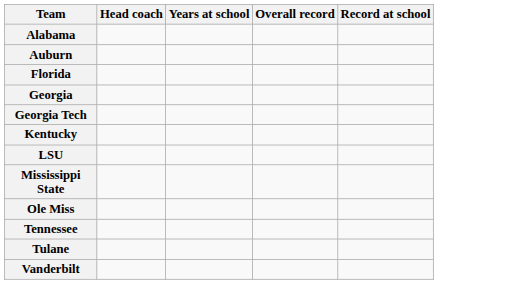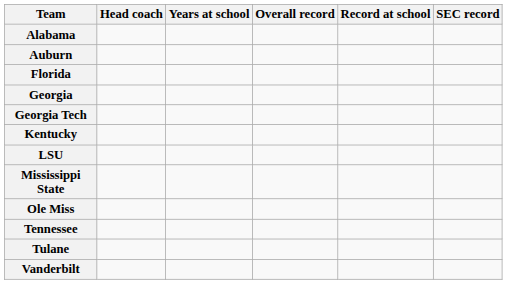+ column: (468, 14)
